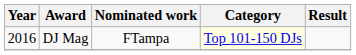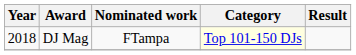(22, 38) 2016 -> (22, 38) 2018
